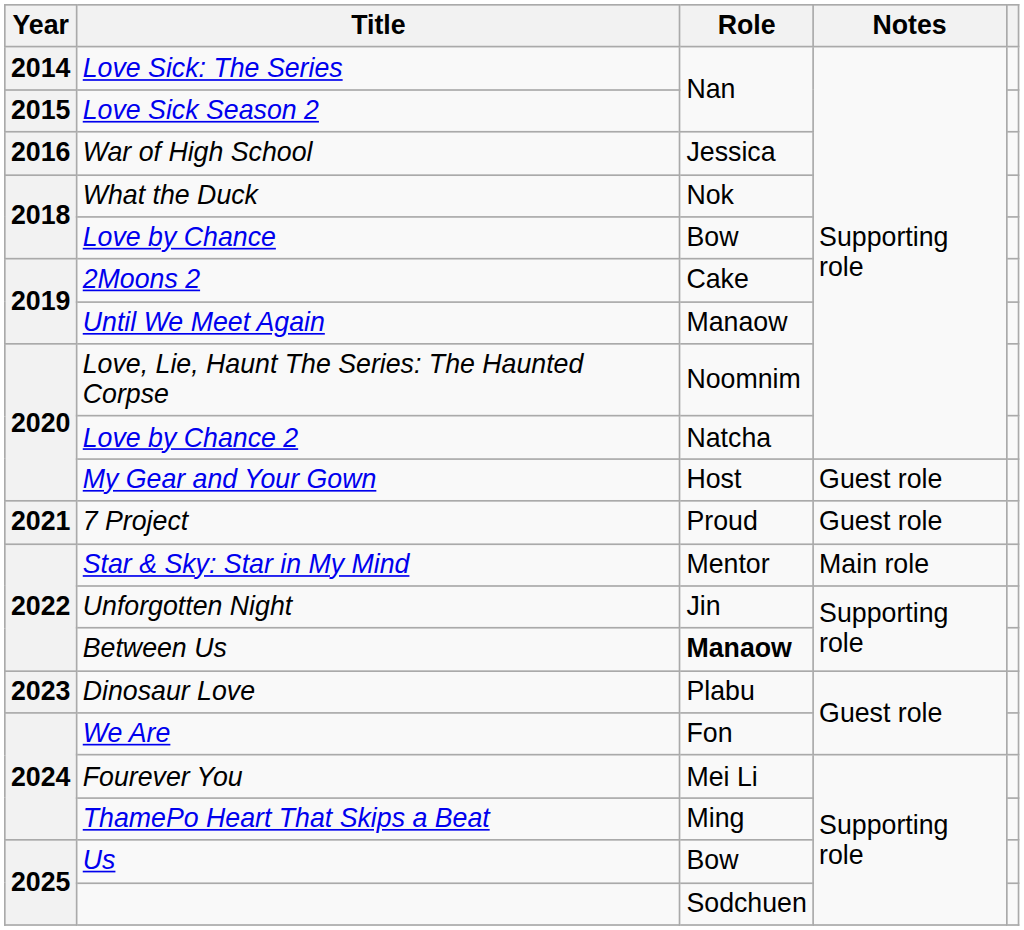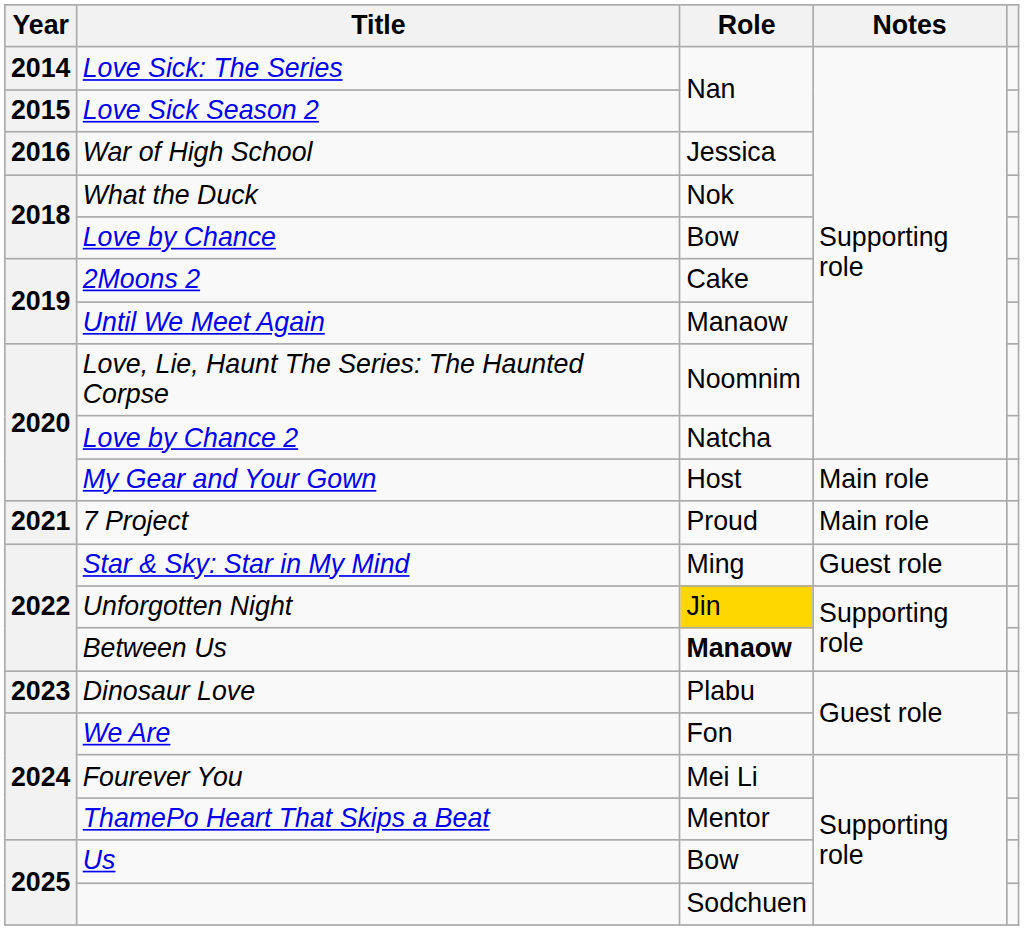(881, 479) Guest role -> (874, 479) Main role
(881, 521) Guest role -> (874, 521) Main role
(728, 564) Mentor -> (715, 564) Ming
(874, 564) Main role -> (881, 564) Guest role
(704, 606) no background -> (704, 606) gold background
(715, 818) Ming -> (728, 818) Mentor
